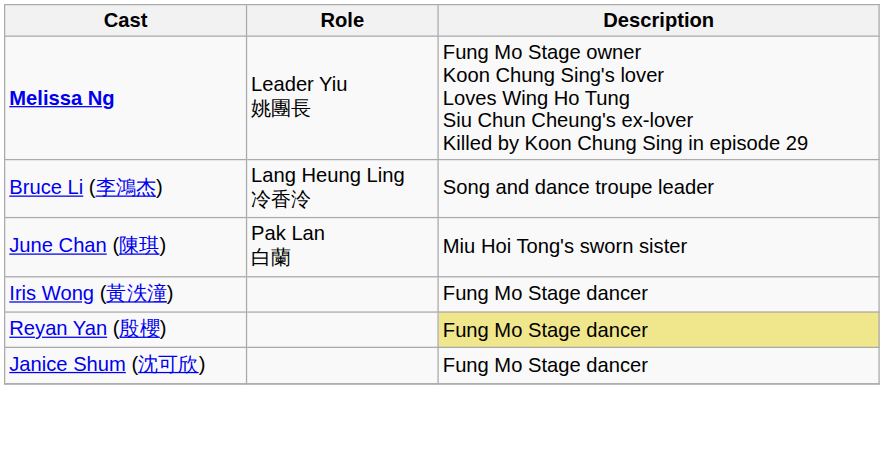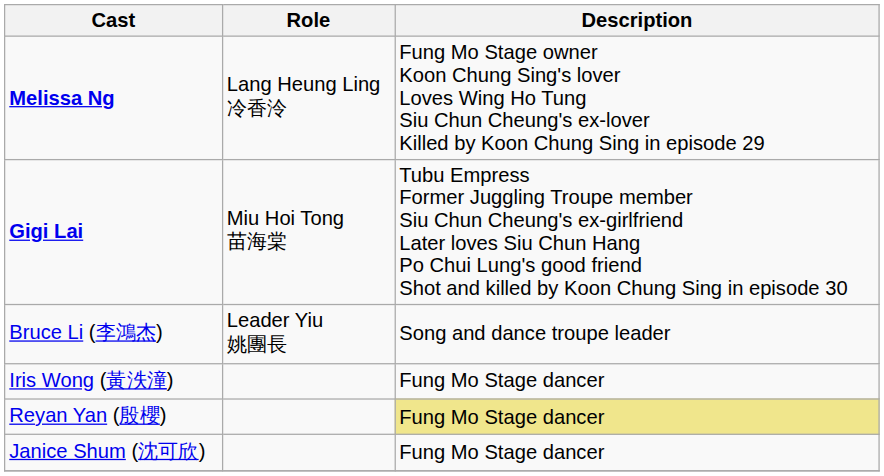(299, 96) Leader Yiu 姚團長 -> (304, 96) Lang Heung Ling 冷香泠
+ row: (46, 231)
(328, 187) Lang Heung Ling 冷香泠 -> (275, 332) Leader Yiu 姚團長
- row: (88, 246)
